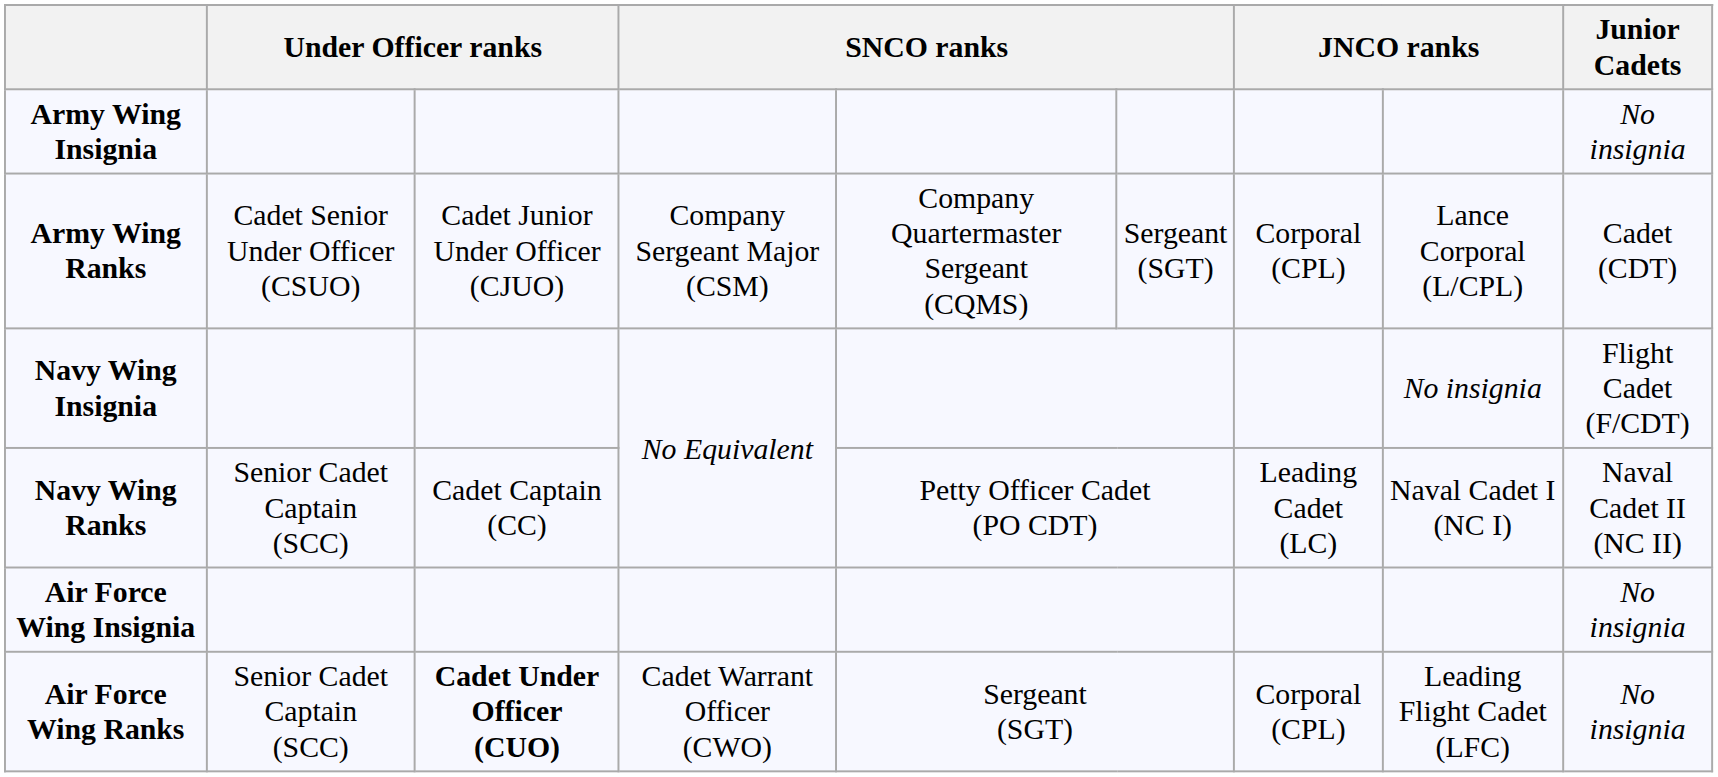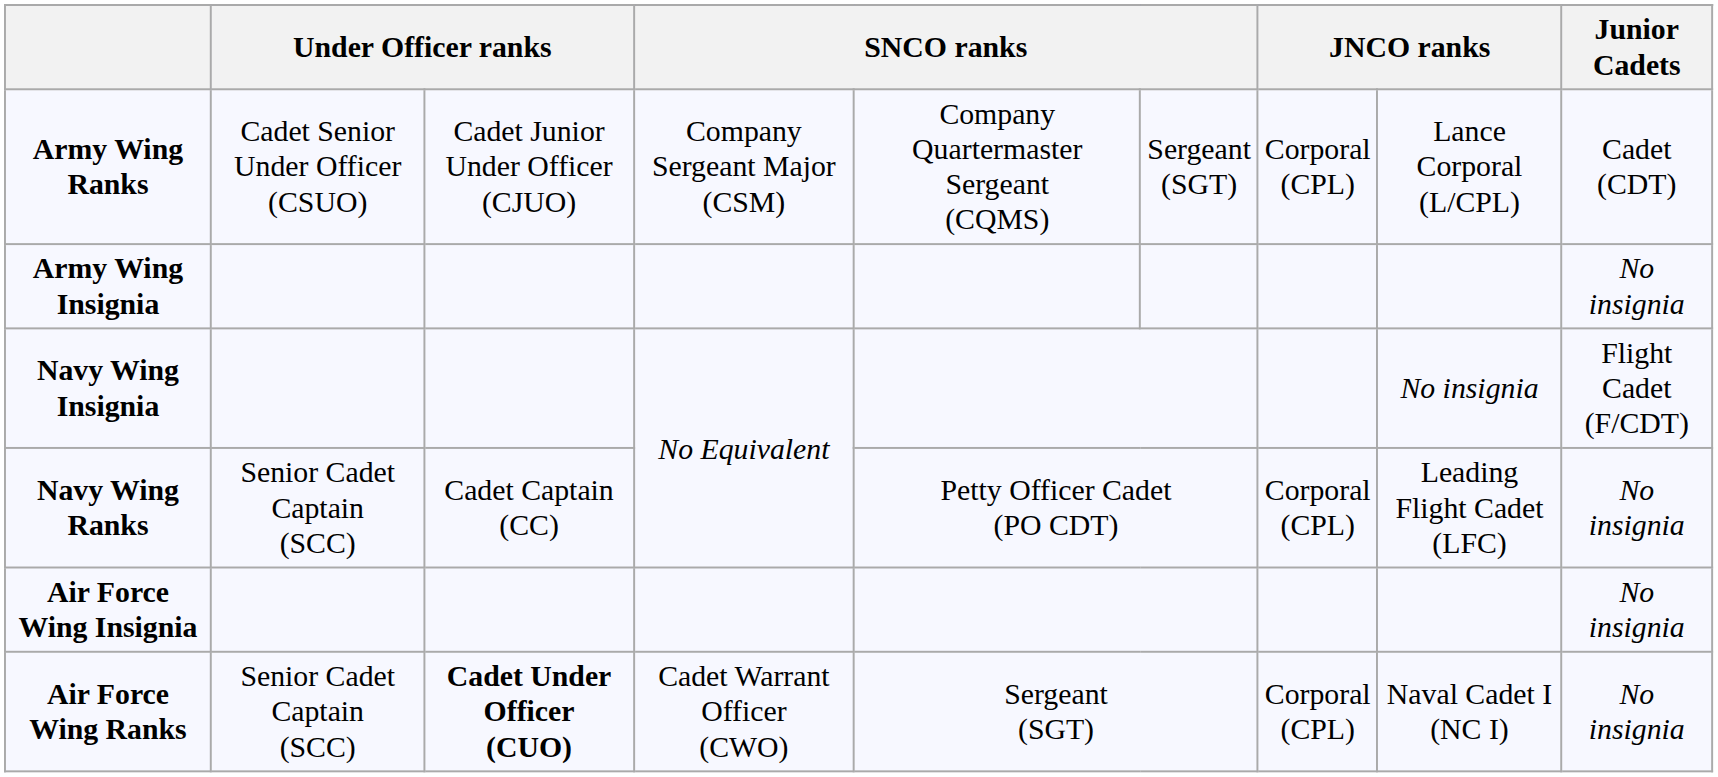rows swapped: (106, 131) <-> (106, 250)
(1308, 507) Leading Cadet (LC) -> (1318, 507) Corporal (CPL)
(1473, 507) Naval Cadet I (NC I) -> (1469, 507) Leading Flight Cadet (LFC)
(1638, 507) Naval Cadet II (NC II) -> (1637, 507) No insignia
(1473, 711) Leading Flight Cadet (LFC) -> (1469, 711) Naval Cadet I (NC I)
